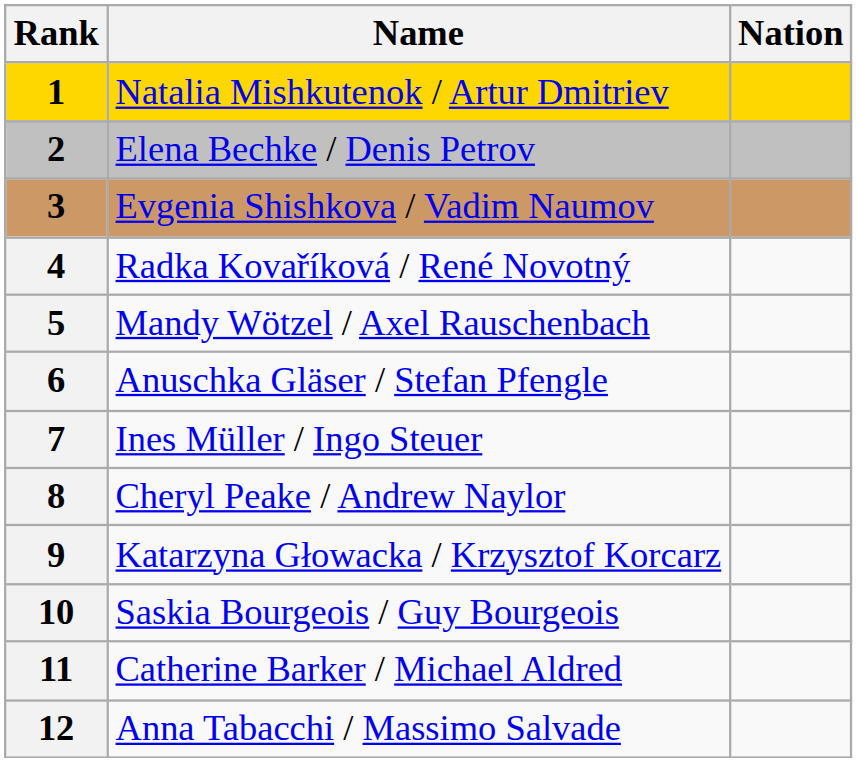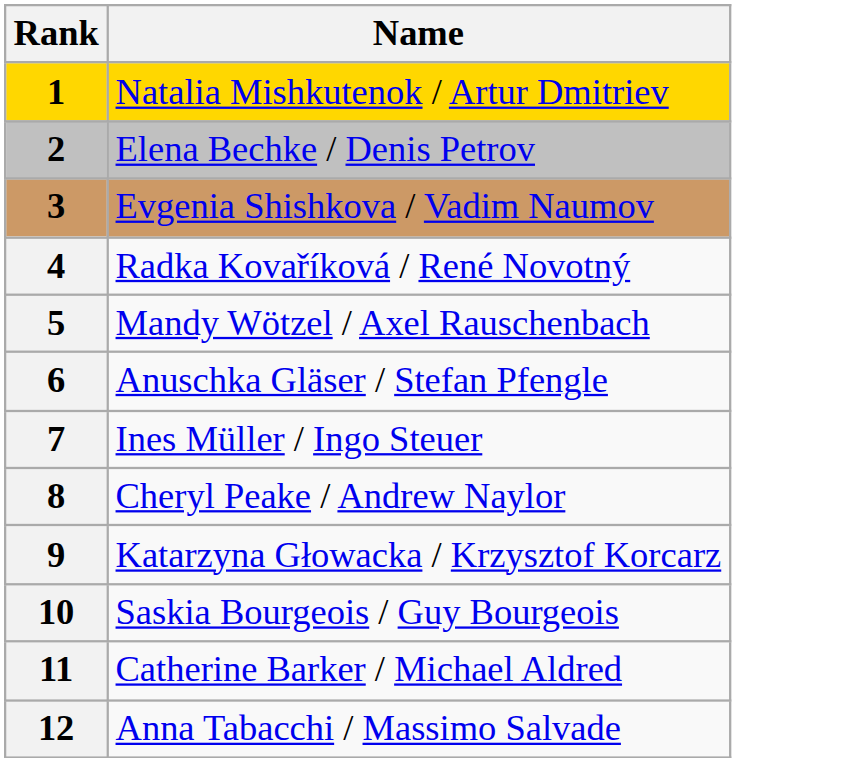- column: (791, 33)
